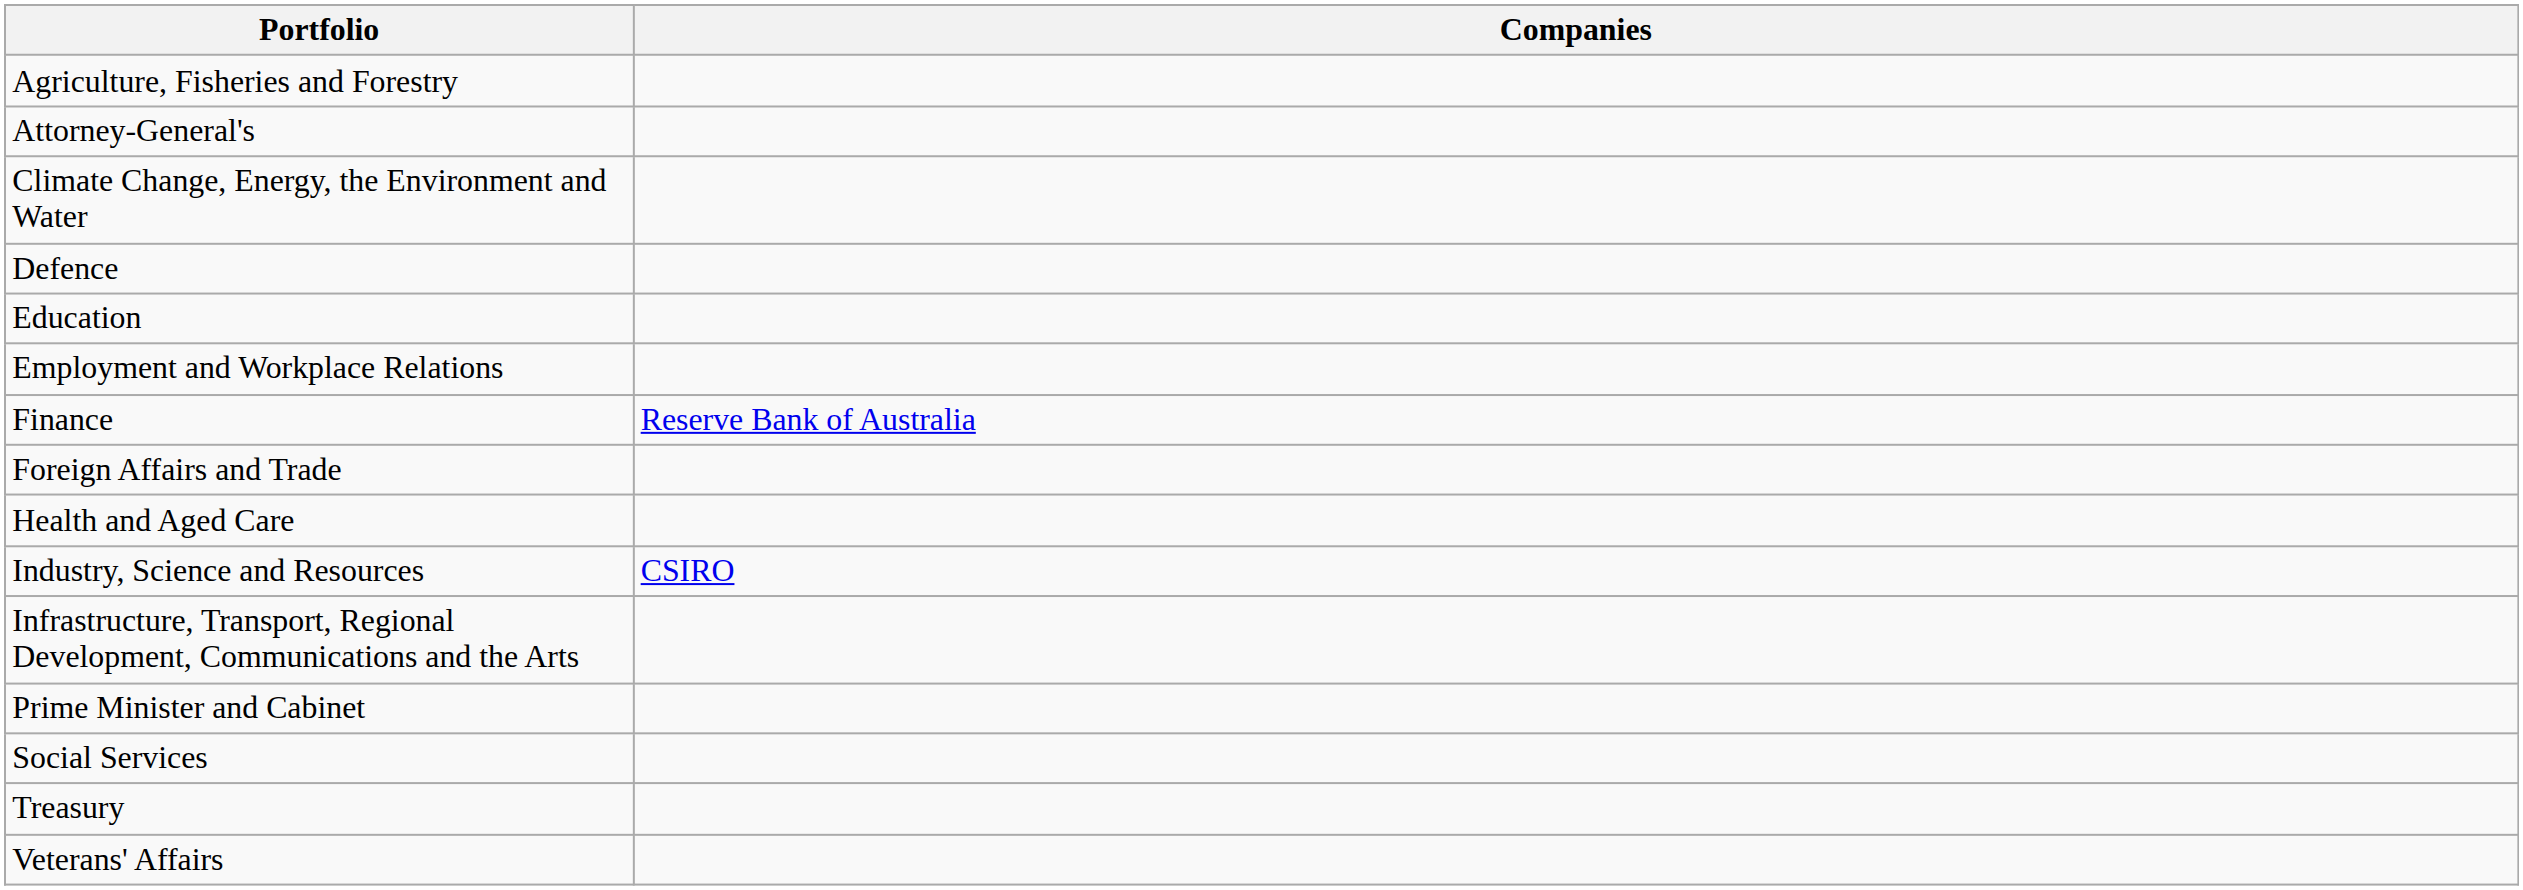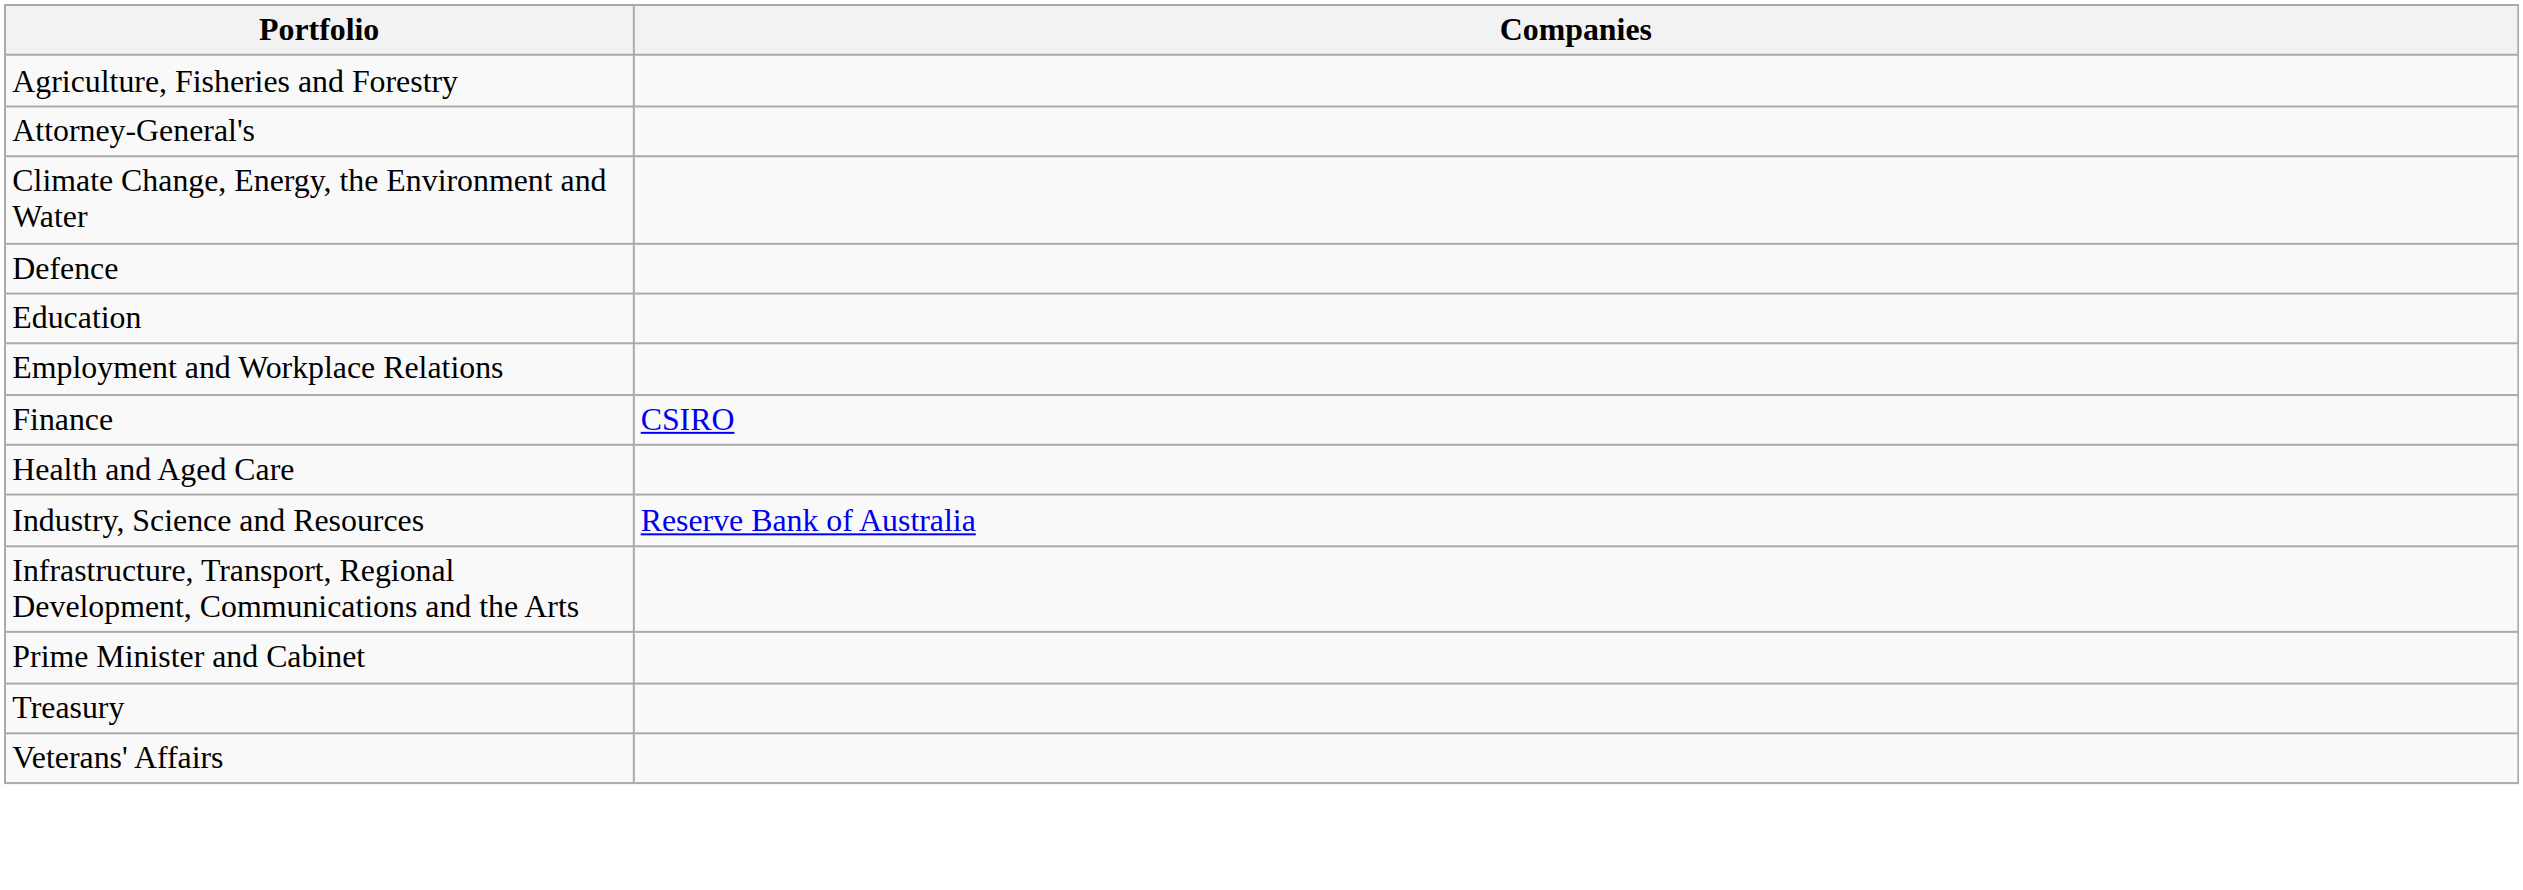(808, 419) Reserve Bank of Australia -> (688, 419) CSIRO
- row: (177, 469)
(688, 570) CSIRO -> (808, 520) Reserve Bank of Australia
- row: (110, 757)
